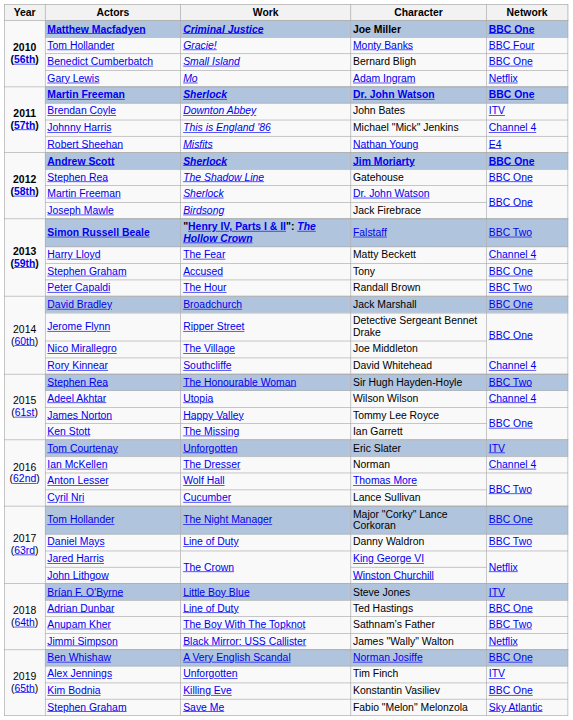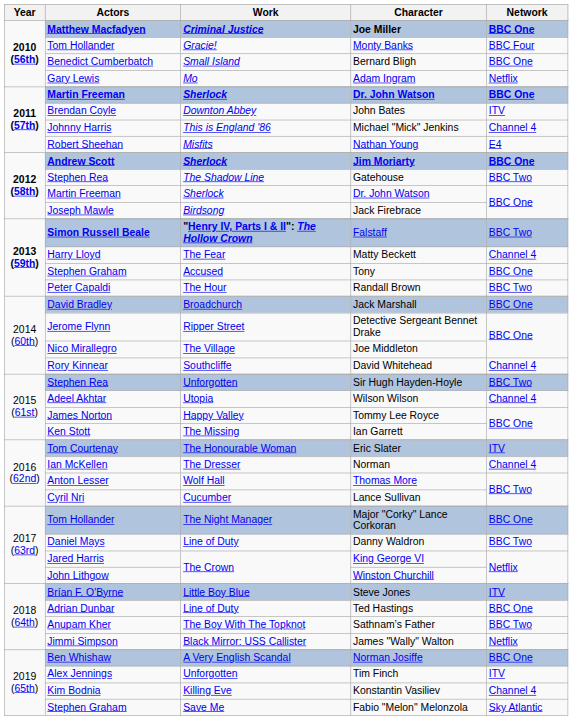(511, 177) BBC One -> (510, 177) BBC Two
(240, 382) The Honourable Woman -> (210, 382) Unforgotten
(210, 448) Unforgotten -> (240, 448) The Honourable Woman
(511, 691) BBC One -> (512, 691) Channel 4
